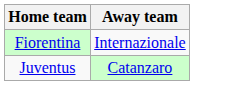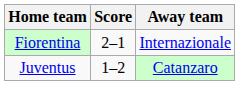+ column: (113, 17)
